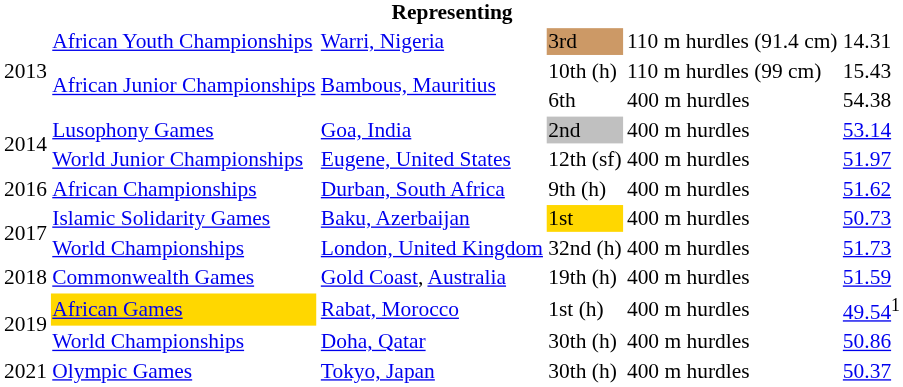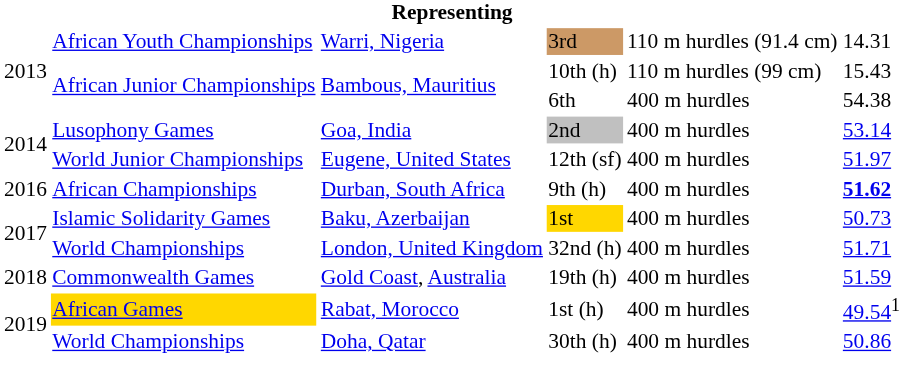(867, 188) normal -> (867, 188) bold
(867, 247) 51.73 -> (867, 247) 51.71
- row: (378, 371)
